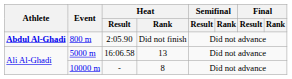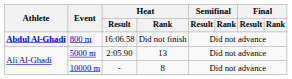(119, 39) 2:05.90 -> (119, 39) 16:06.58
(119, 53) 16:06.58 -> (119, 53) 2:05.90
